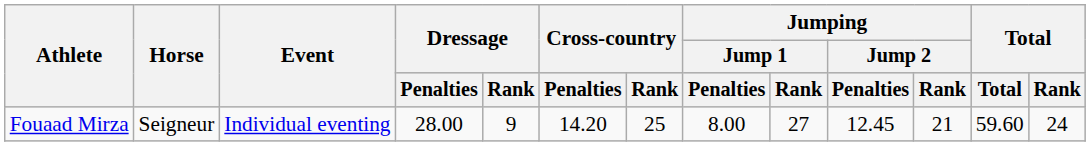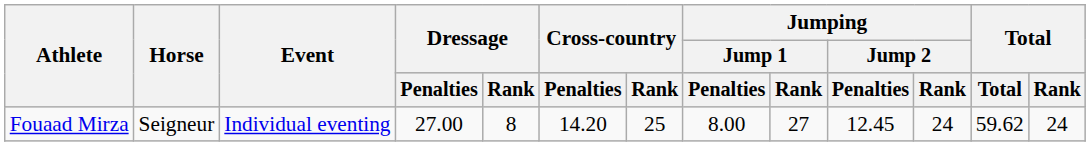(439, 124) 28.00 -> (439, 124) 27.00
(511, 124) 9 -> (511, 124) 8
(942, 124) 21 -> (942, 124) 24
(1000, 124) 59.60 -> (1000, 124) 59.62
